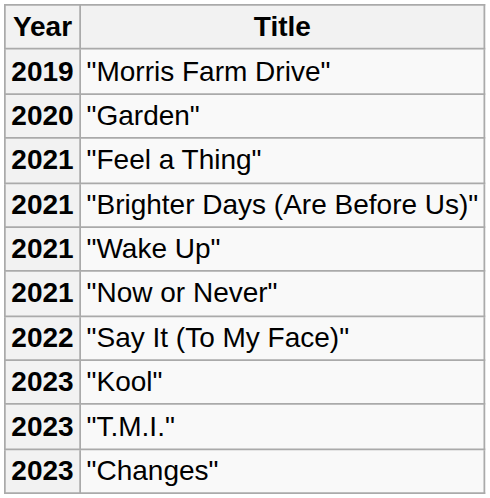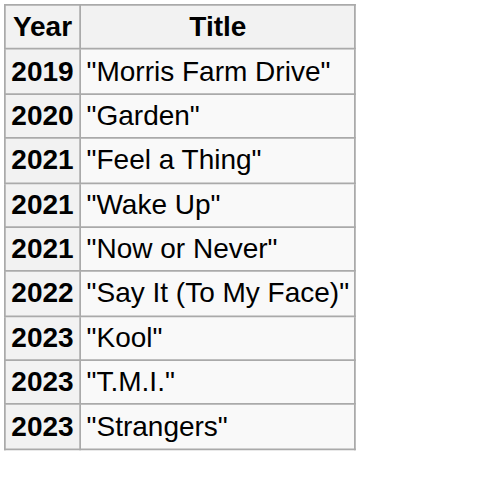- row: (282, 204)
+ row: (157, 426)
- row: (153, 470)
